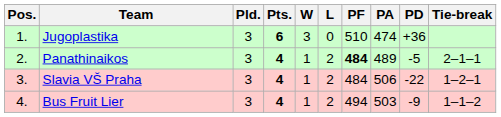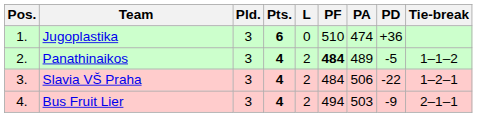- column: (307, 15)
(462, 58) 2–1–1 -> (439, 58) 1–1–2
(462, 101) 1–1–2 -> (439, 101) 2–1–1
